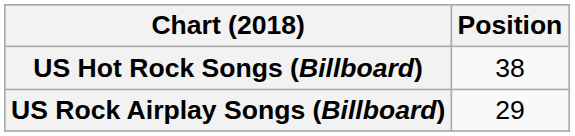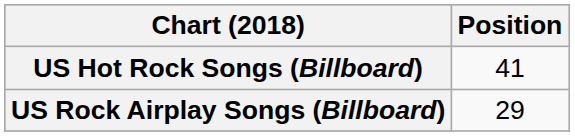(510, 67) 38 -> (510, 67) 41
